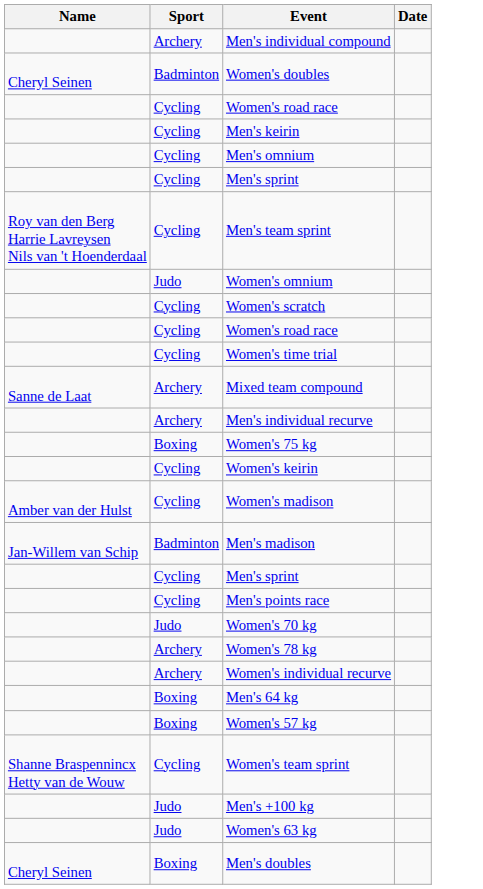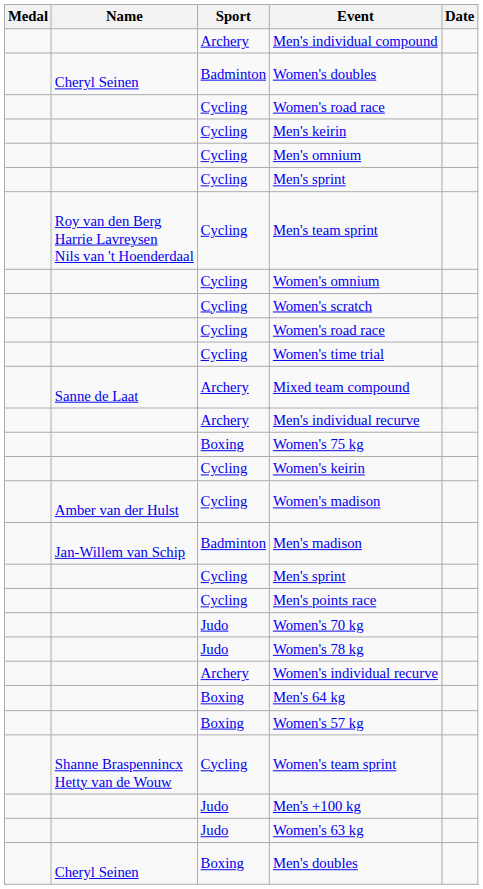+ column: (28, 16)
(168, 281) Judo -> (224, 281) Cycling
(178, 649) Archery -> (215, 649) Judo
